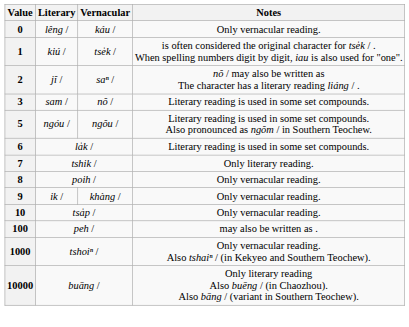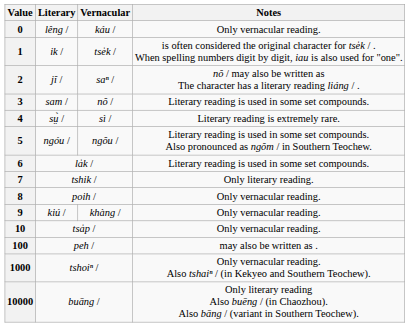(57, 51) kiú / -> (57, 51) ik /
+ row: (20, 118)
(57, 196) ik / -> (57, 212) kiú /
